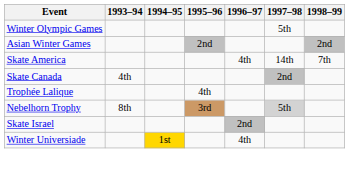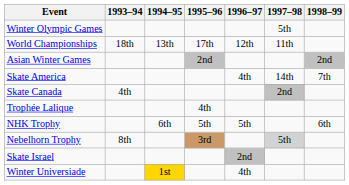+ row: (52, 44)
+ row: (33, 124)
